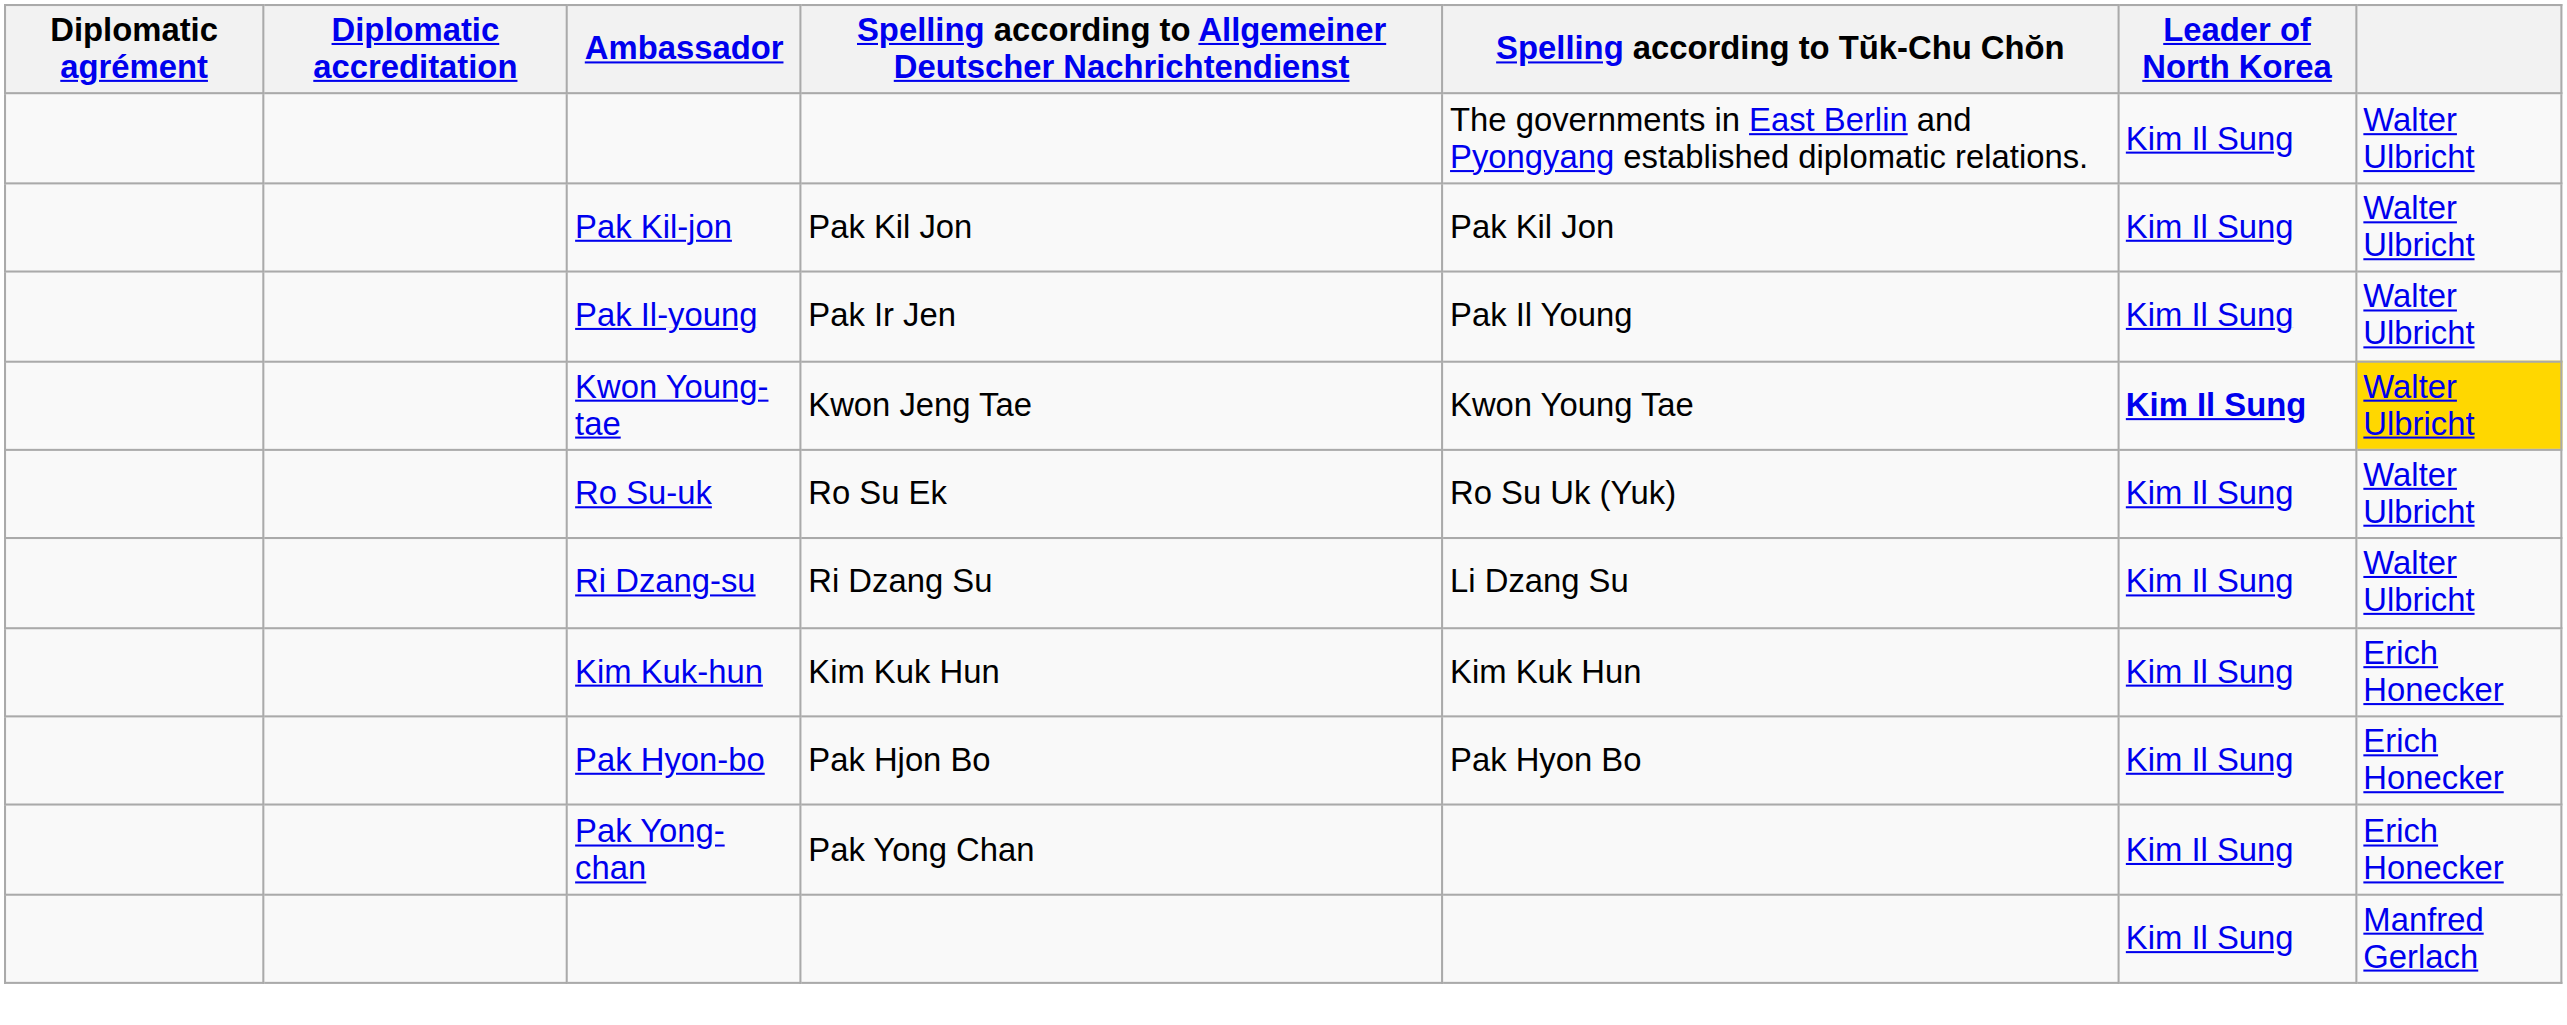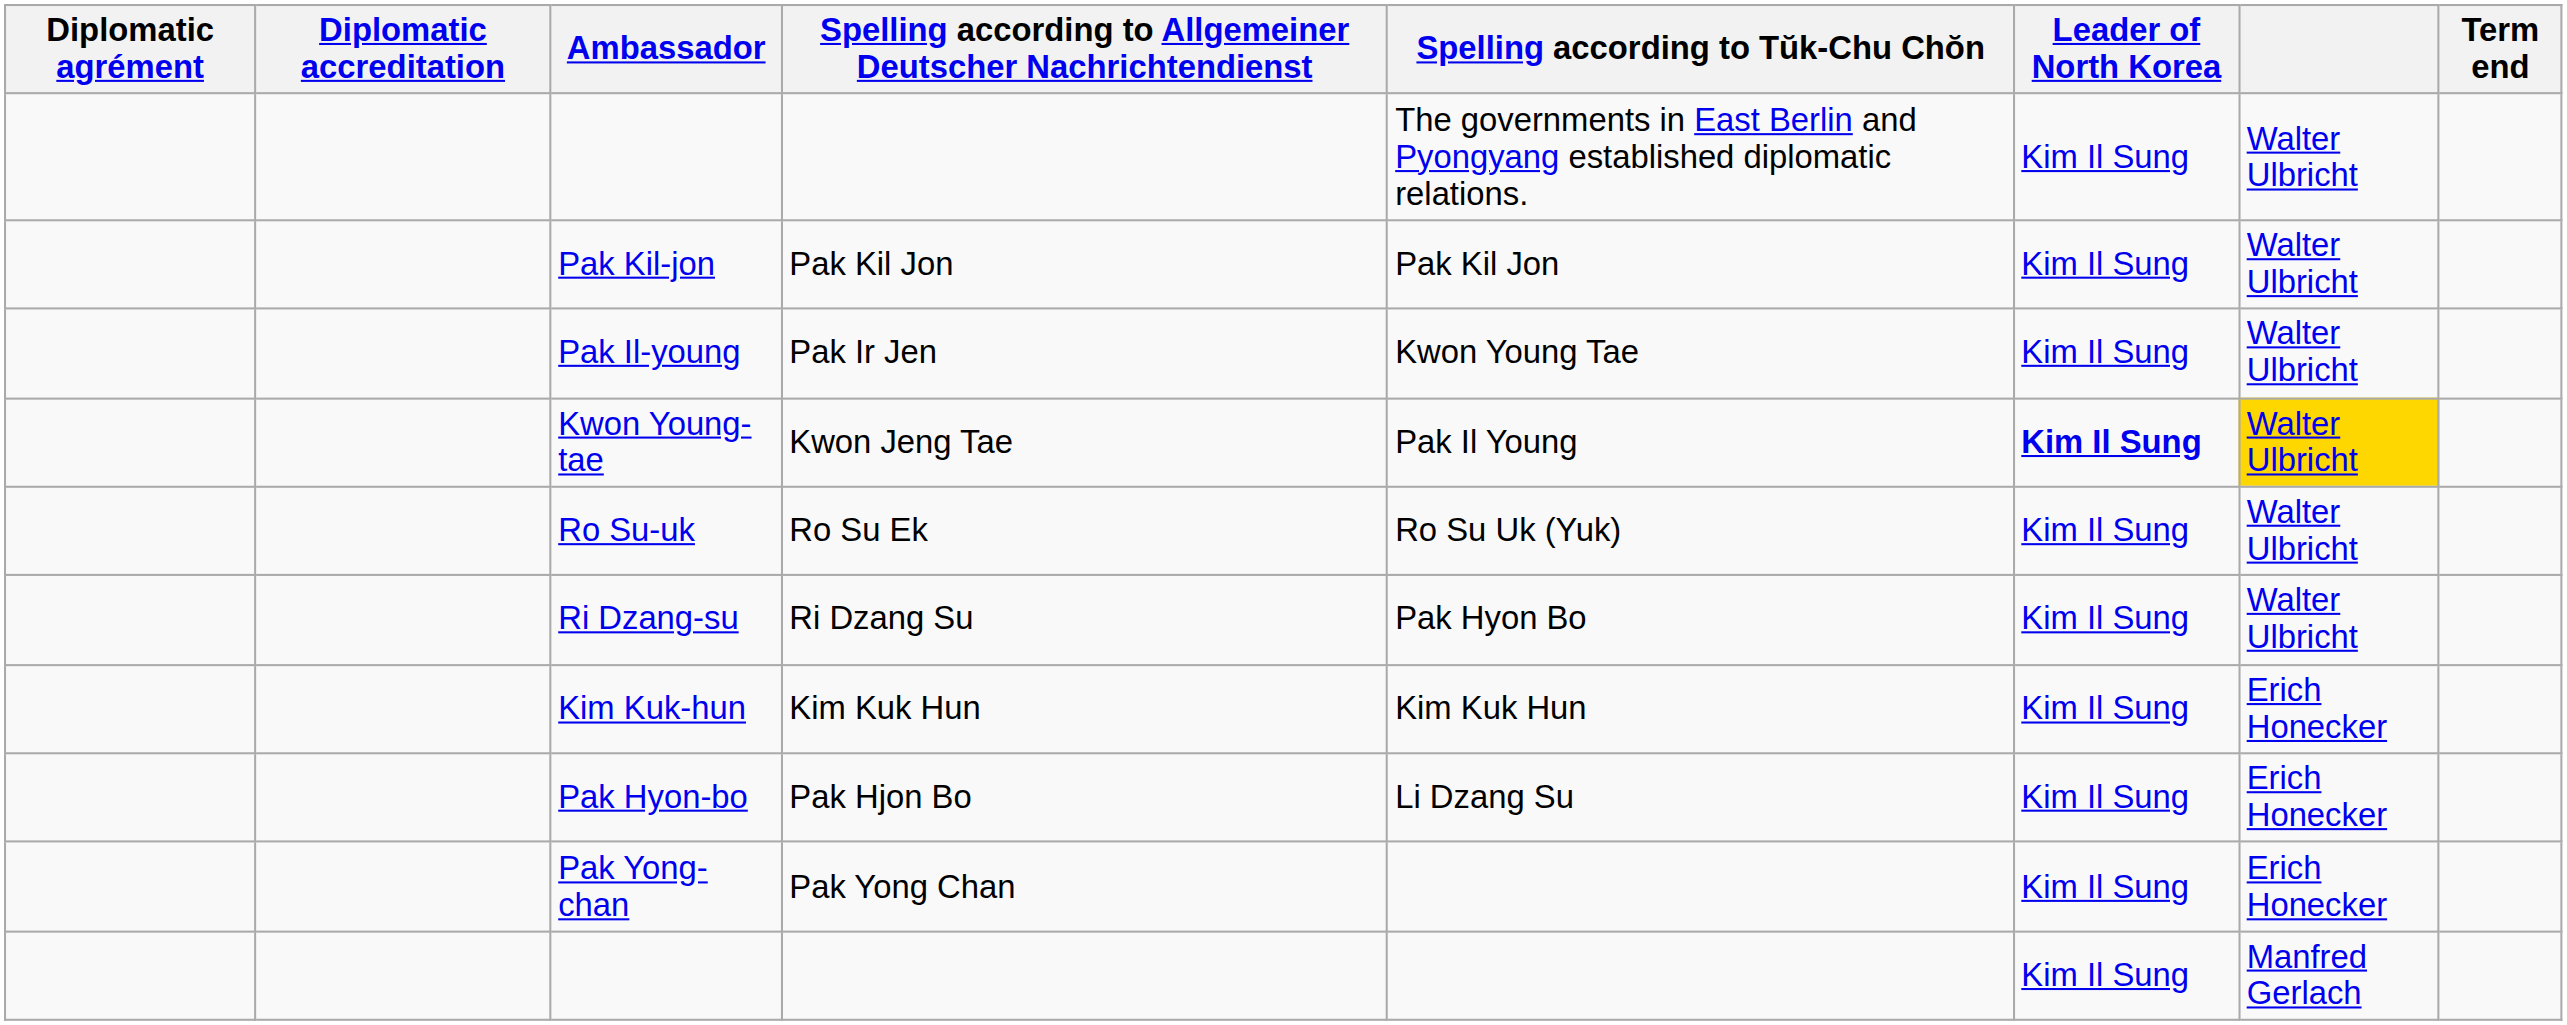+ column: (2500, 48)
(1541, 315) Pak Il Young -> (1517, 352) Kwon Young Tae
(1572, 404) Kwon Young Tae -> (1486, 441) Pak Il Young
(1539, 582) Li Dzang Su -> (1491, 619) Pak Hyon Bo
(1546, 760) Pak Hyon Bo -> (1485, 797) Li Dzang Su
